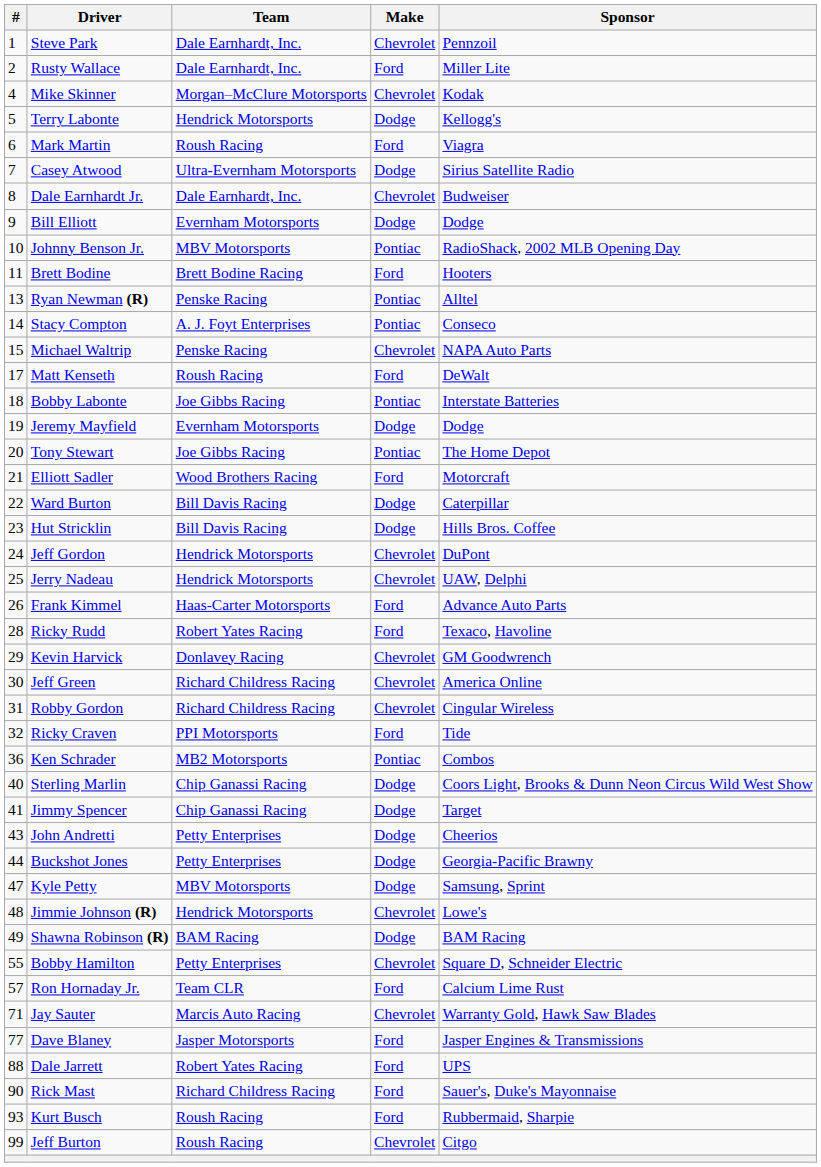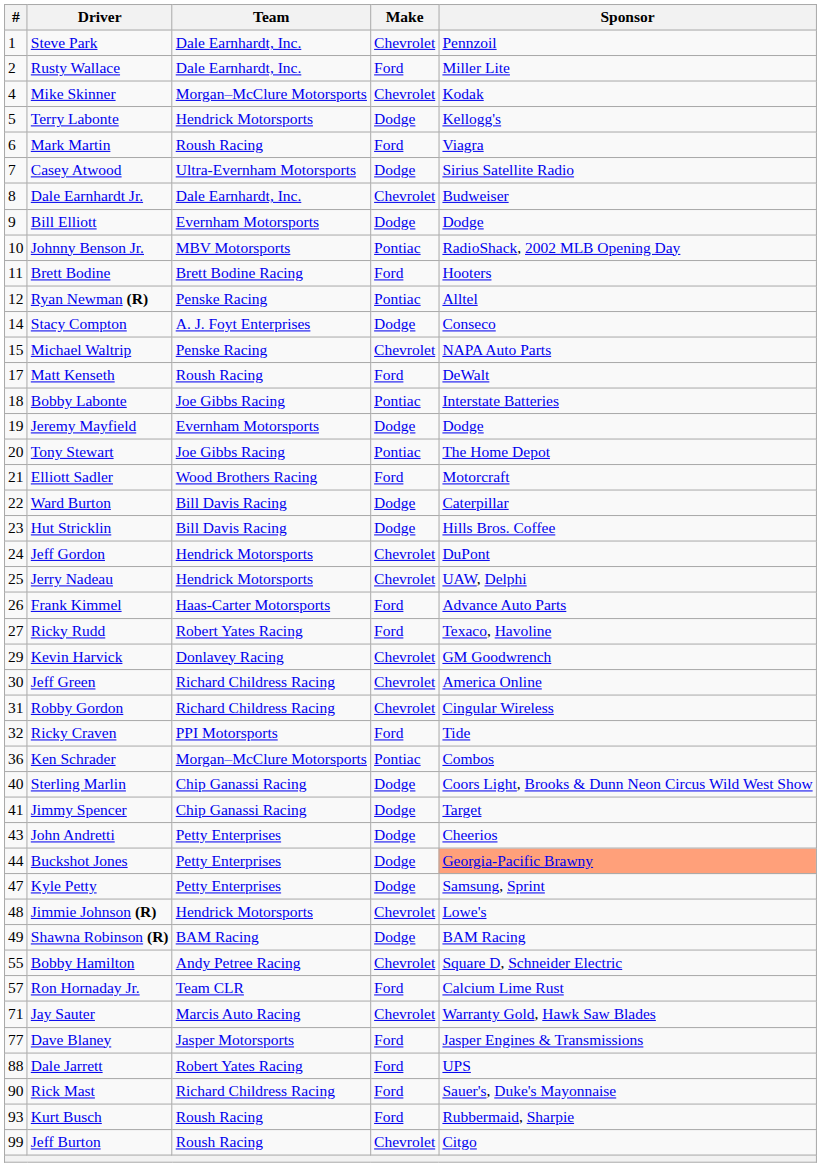(16, 298) 13 -> (16, 298) 12
(397, 324) Pontiac -> (395, 324) Dodge
(16, 630) 28 -> (16, 630) 27
(231, 758) MB2 Motorsports -> (271, 758) Morgan–McClure Motorsports
(518, 861) no background -> (518, 861) lightsalmon background
(233, 886) MBV Motorsports -> (228, 886) Petty Enterprises
(228, 963) Petty Enterprises -> (238, 963) Andy Petree Racing
